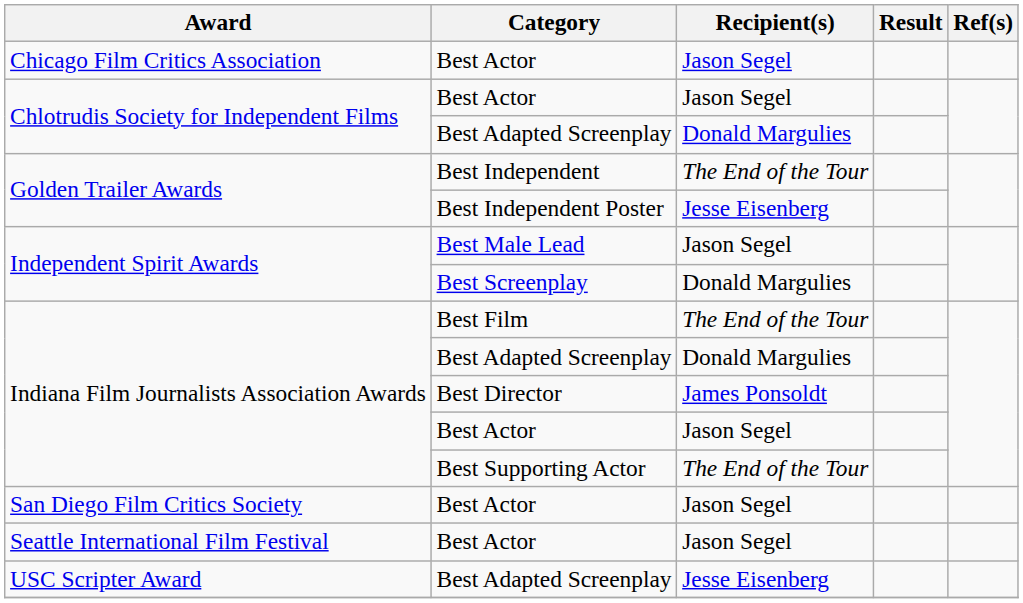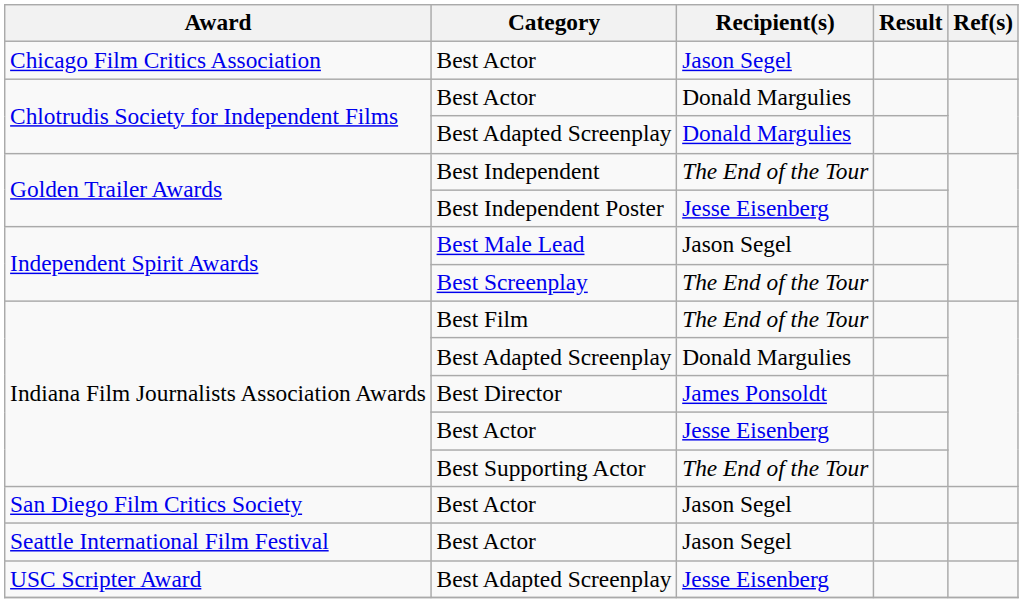(737, 97) Jason Segel -> (767, 97) Donald Margulies
(767, 282) Donald Margulies -> (775, 282) The End of the Tour
(737, 430) Jason Segel -> (756, 430) Jesse Eisenberg
